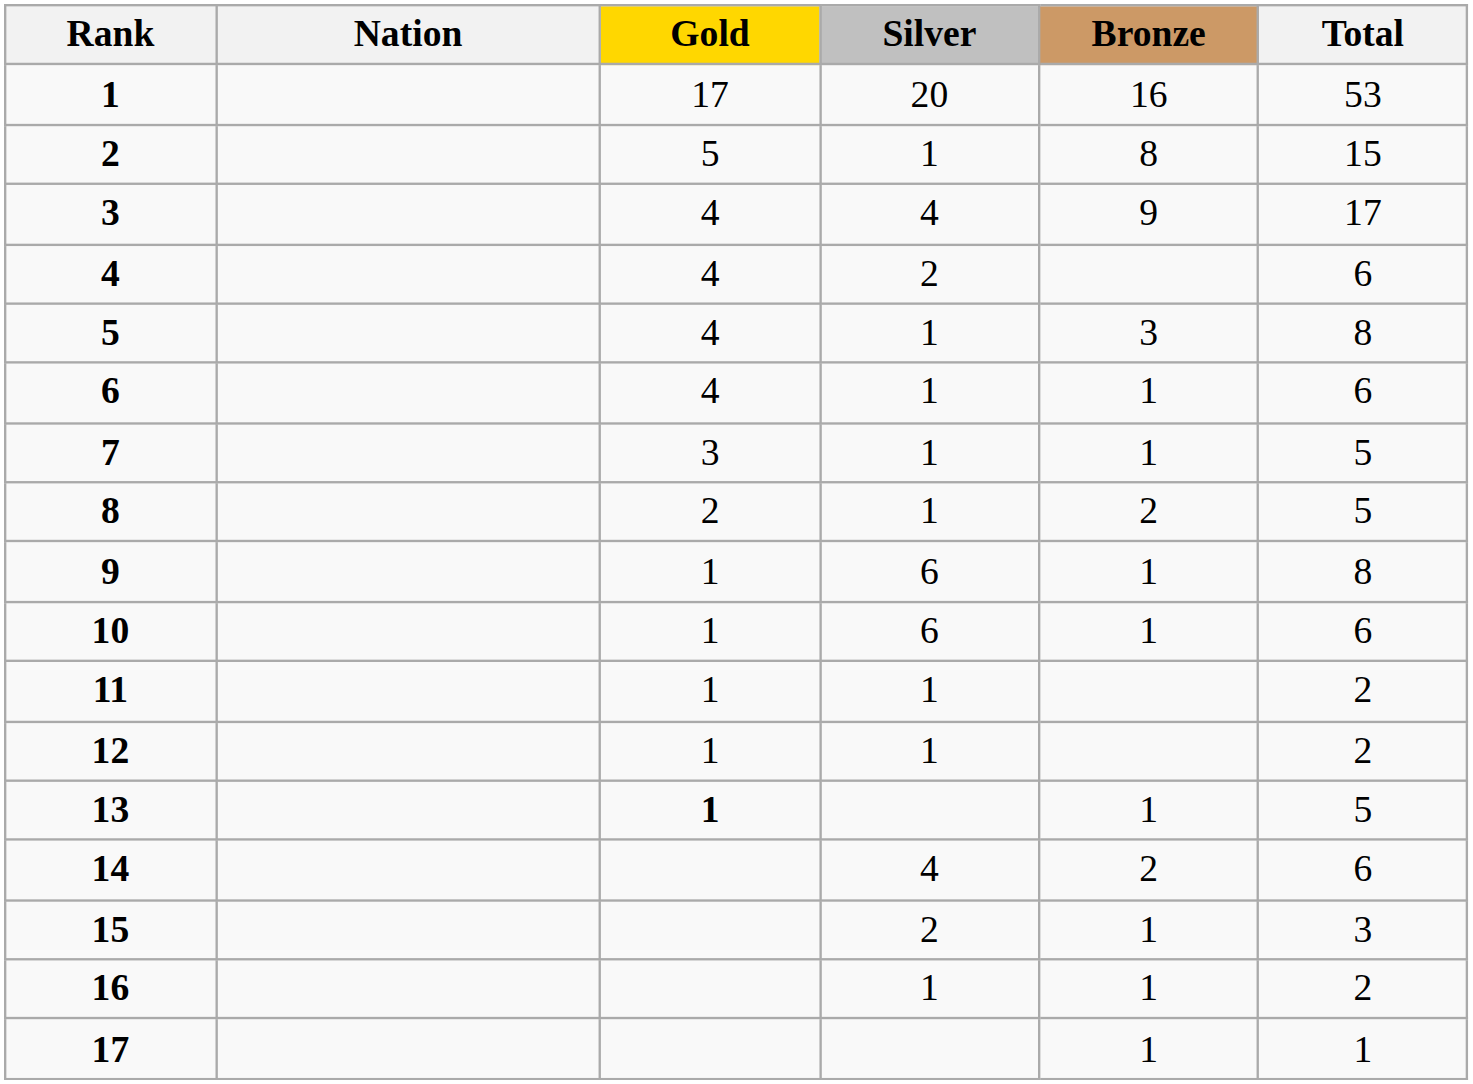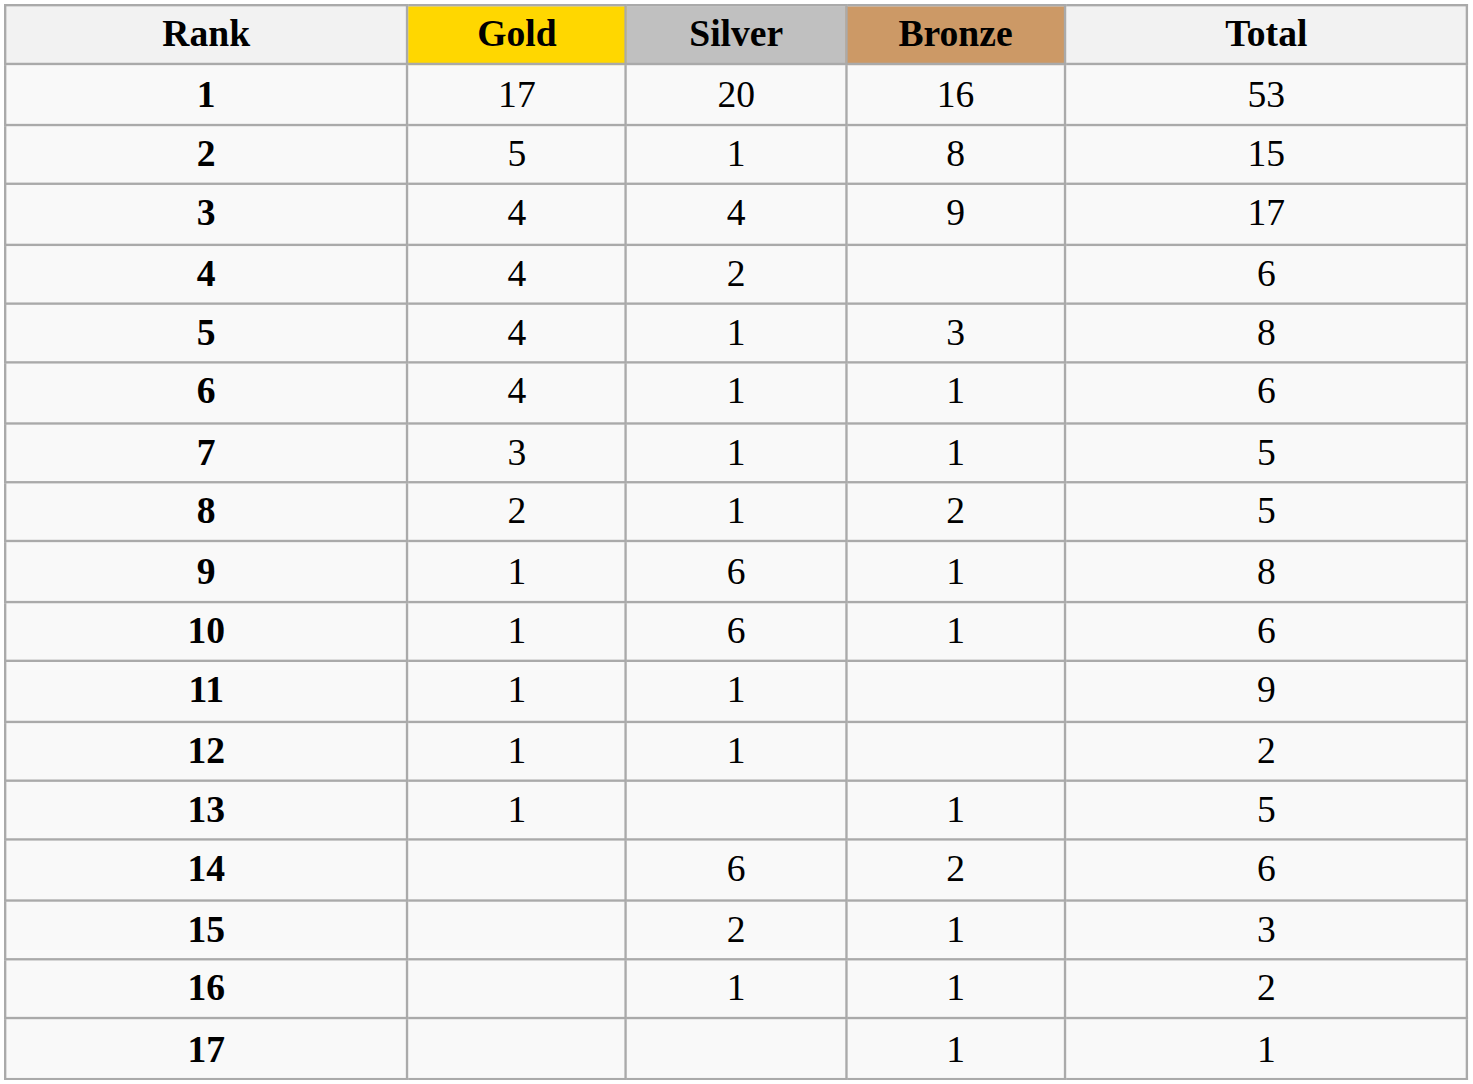- column: (408, 34)
(1363, 690) 2 -> (1266, 690) 9
(710, 809) bold -> (517, 809) normal
(929, 869) 4 -> (736, 869) 6
